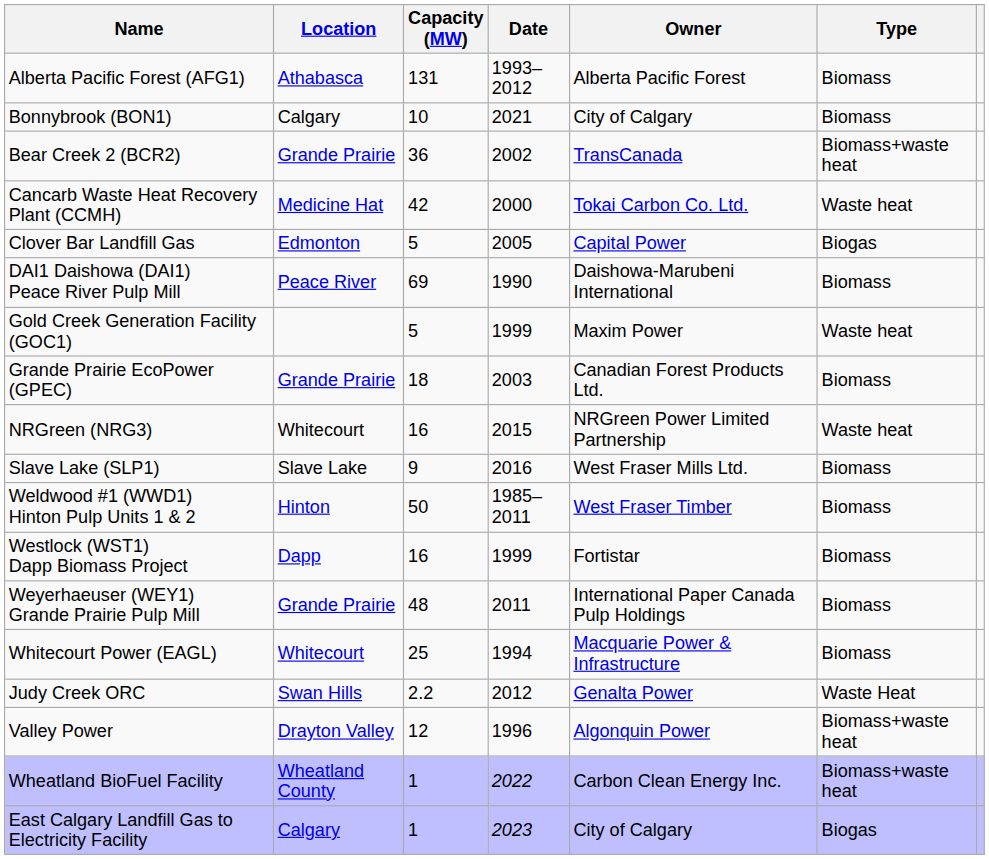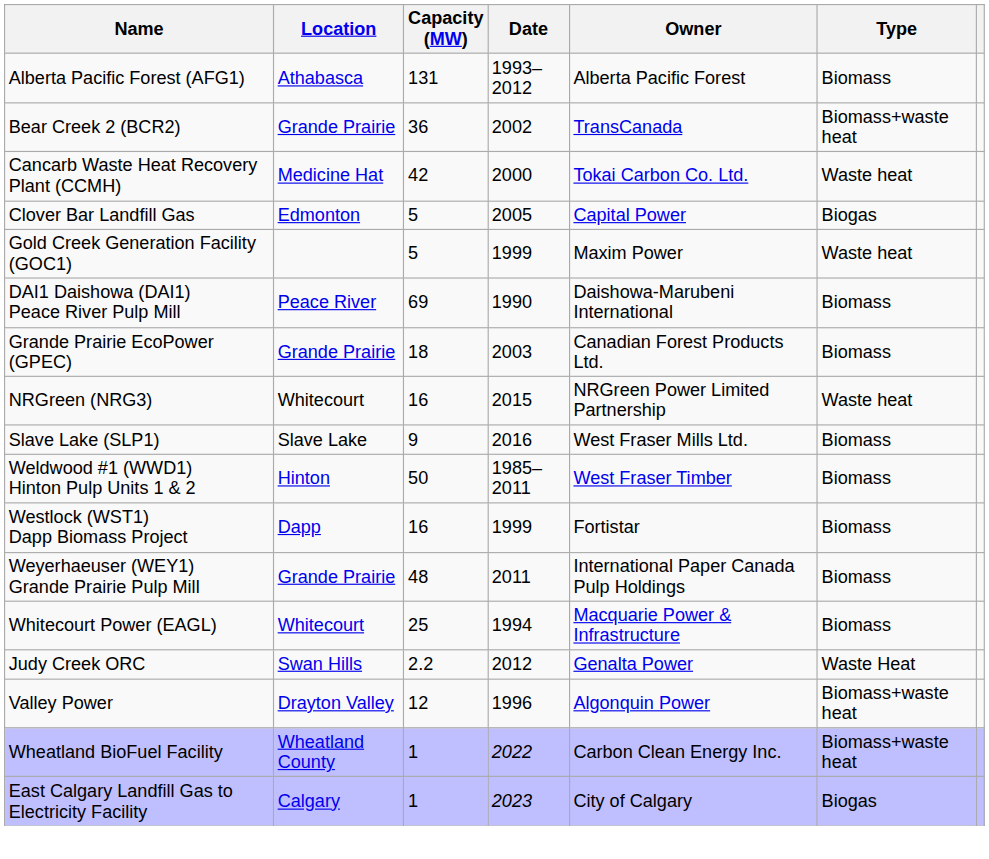- row: (90, 116)
rows swapped: (100, 282) <-> (132, 331)
